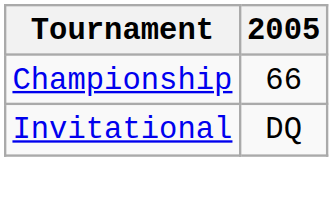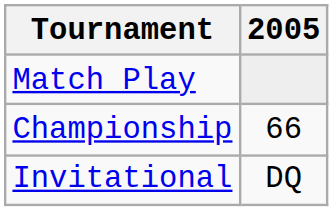+ row: (104, 80)
